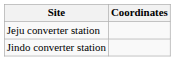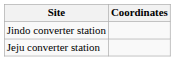rows swapped: (56, 47) <-> (53, 30)
